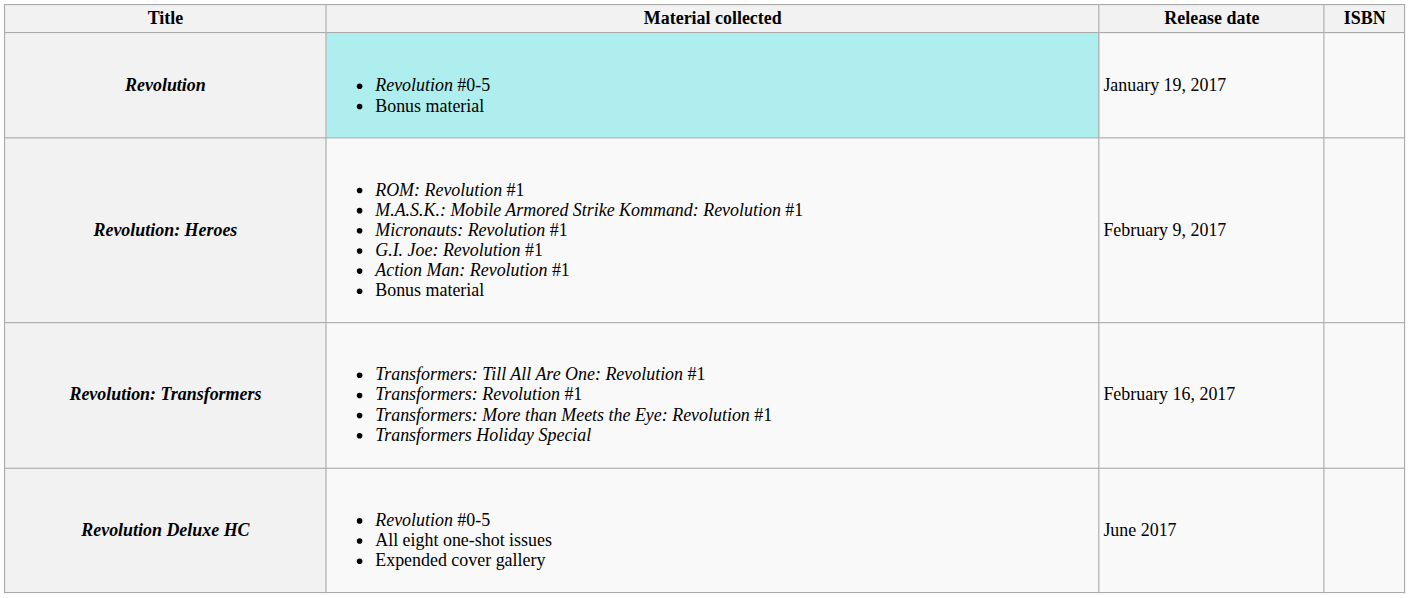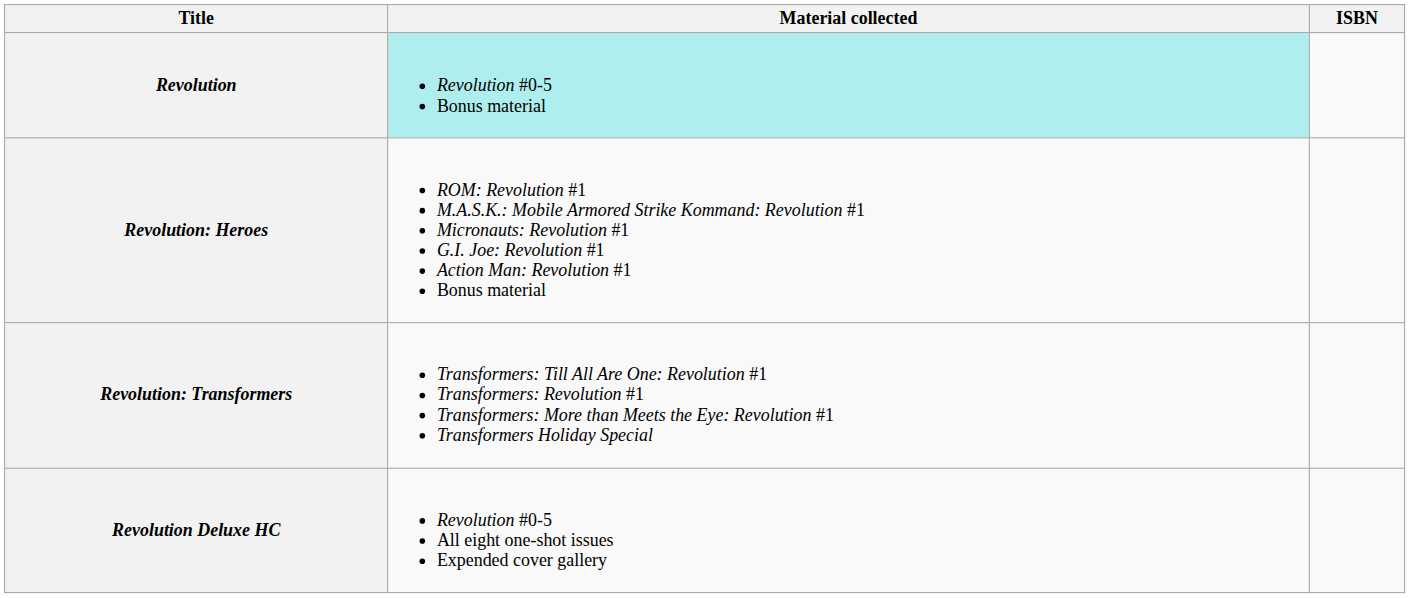- column: (1212, 18)
